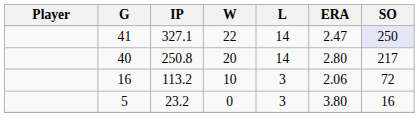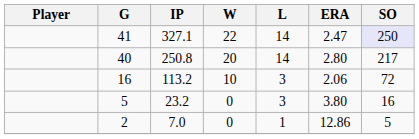+ row: (124, 123)
